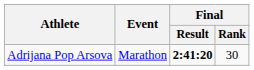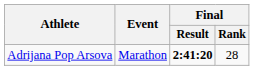(232, 55) 30 -> (232, 55) 28
